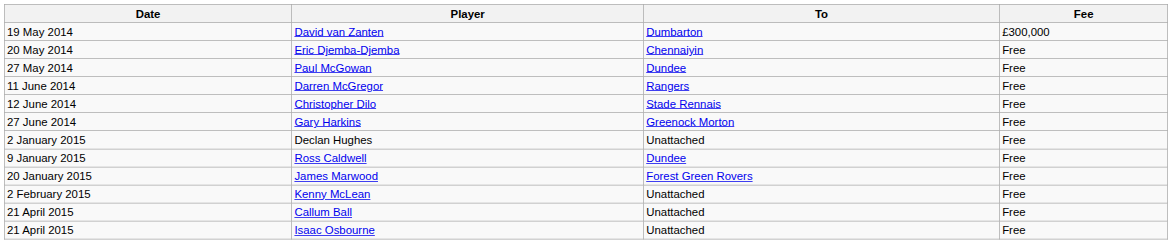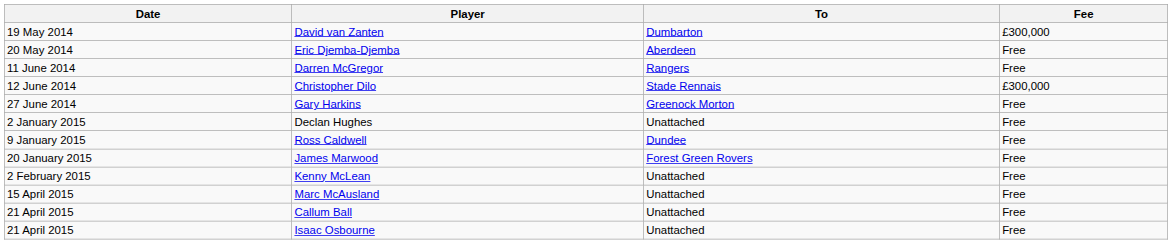(675, 50) Chennaiyin -> (671, 50) Aberdeen
- row: (333, 68)
(1014, 104) Free -> (1026, 86) £300,000
+ row: (337, 194)
